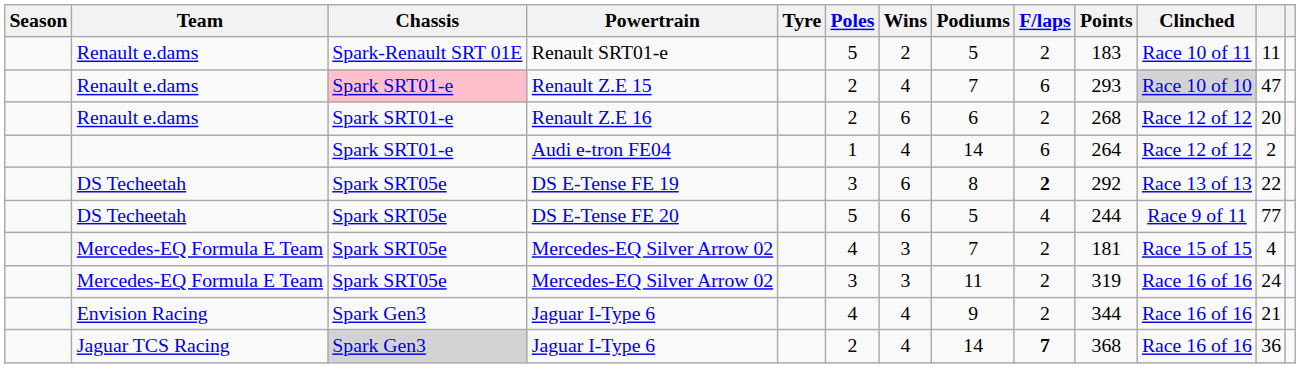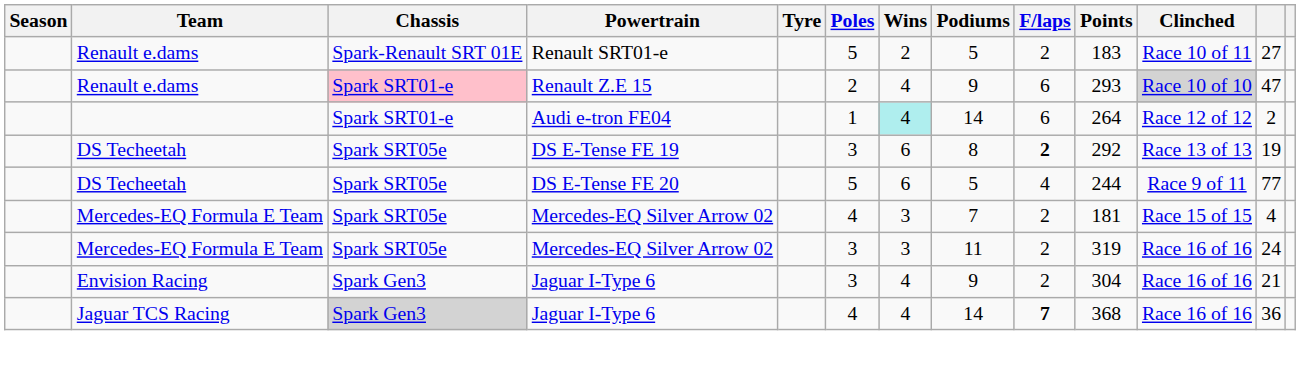(1271, 52) 11 -> (1271, 52) 27
(973, 85) 7 -> (973, 85) 9
- row: (138, 117)
(905, 150) no background -> (905, 117) paleturquoise background
(1271, 183) 22 -> (1271, 150) 19
(852, 313) 4 -> (852, 280) 3
(1106, 313) 344 -> (1106, 280) 304
(852, 345) 2 -> (852, 313) 4
